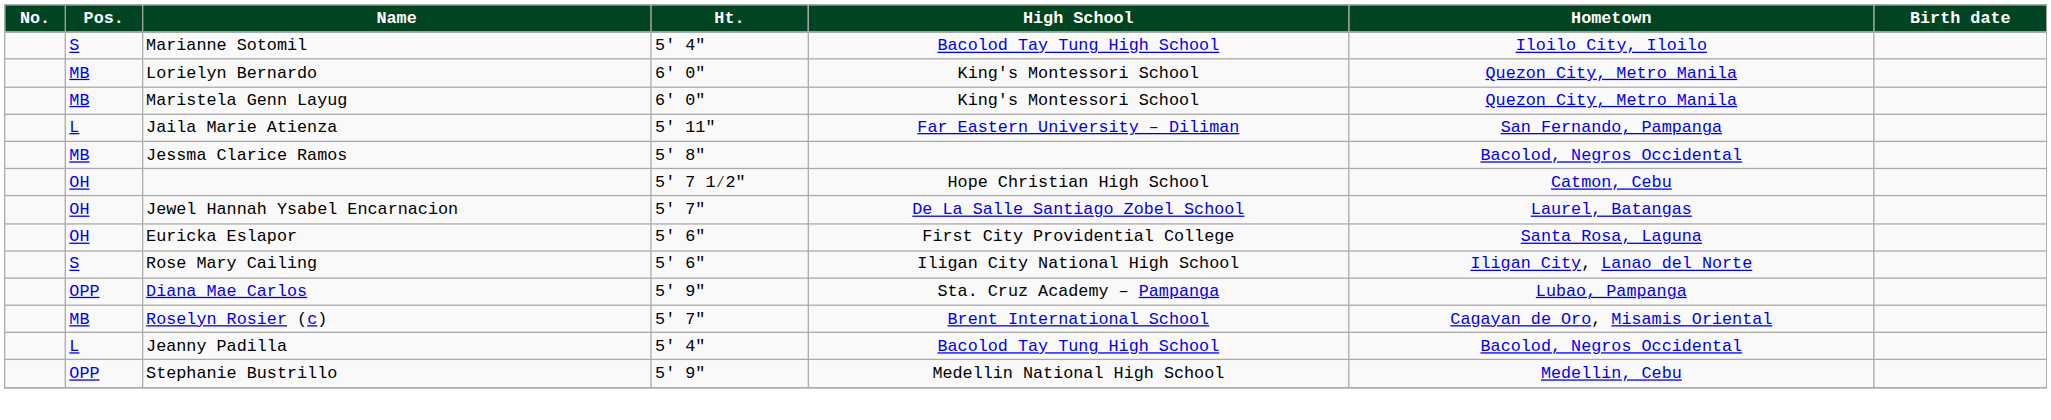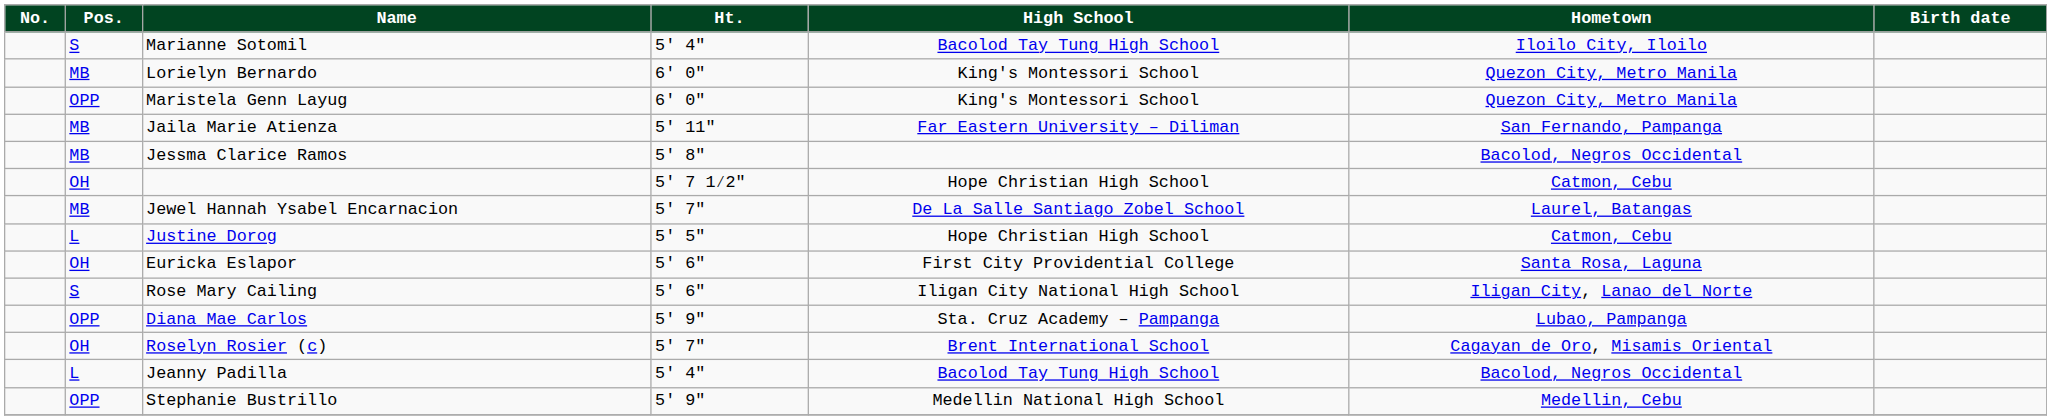(79, 100) MB -> (84, 100) OPP
(74, 128) L -> (79, 128) MB
(79, 210) OH -> (79, 210) MB
+ row: (212, 237)
(79, 319) MB -> (79, 346) OH
